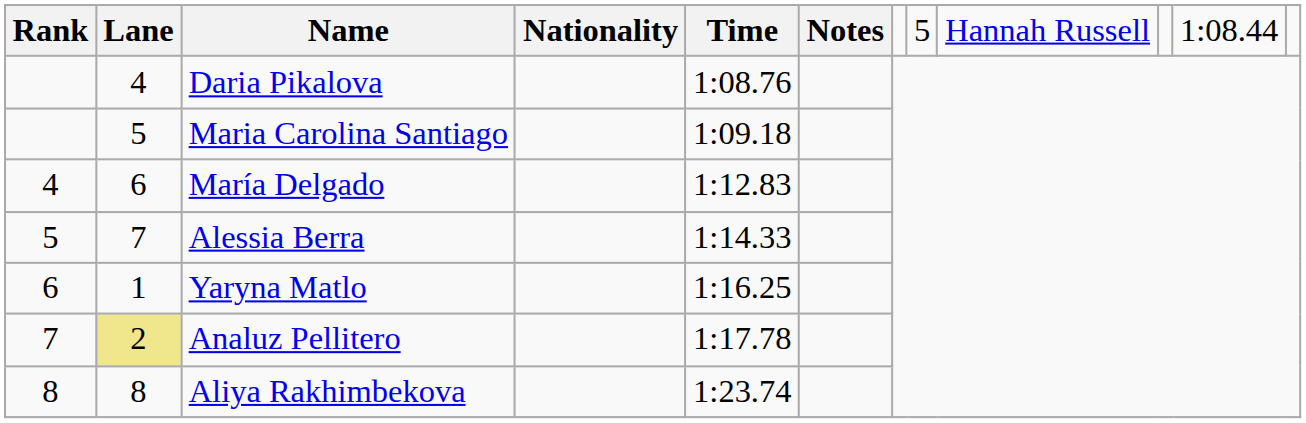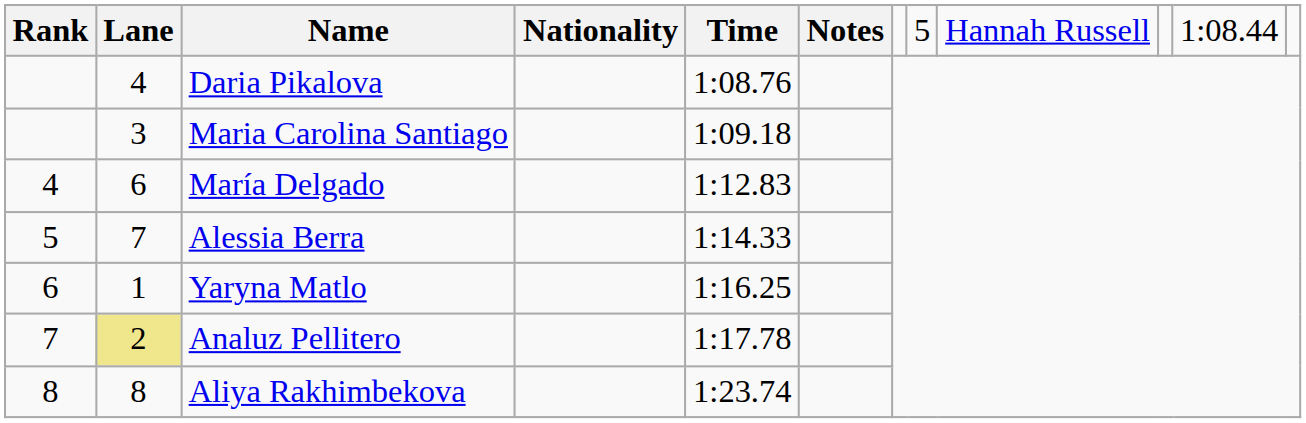(138, 133) 5 -> (138, 133) 3
